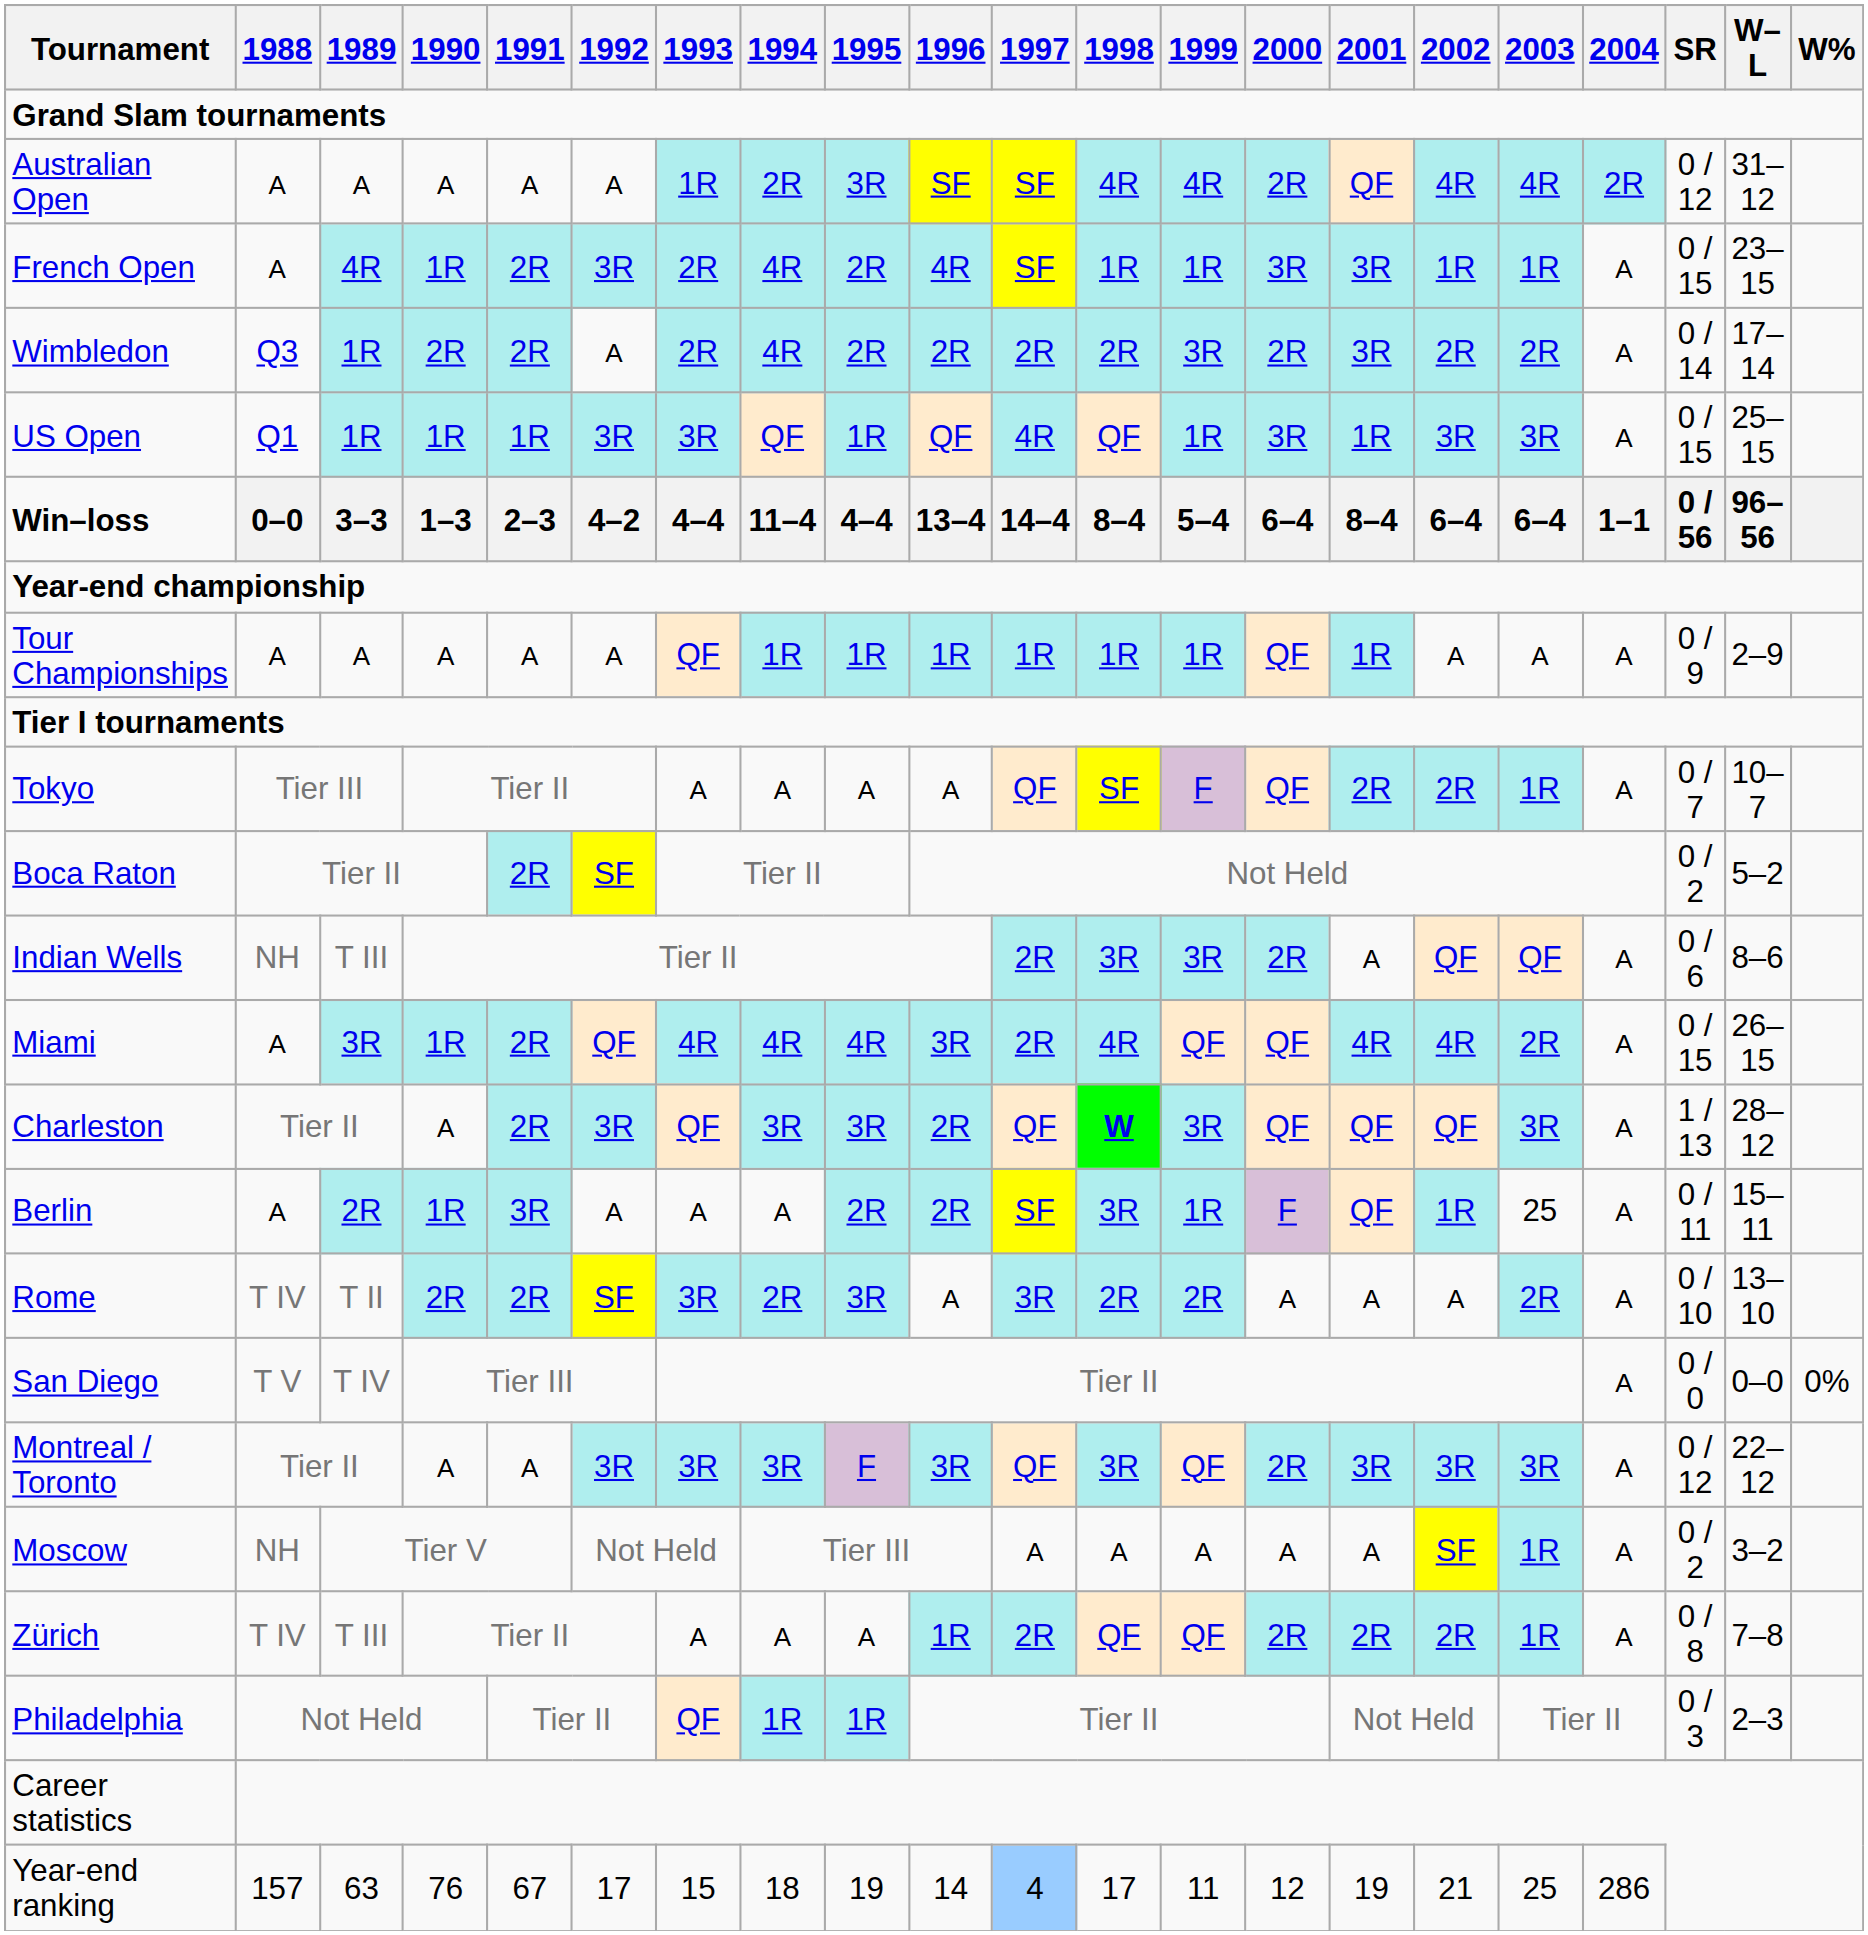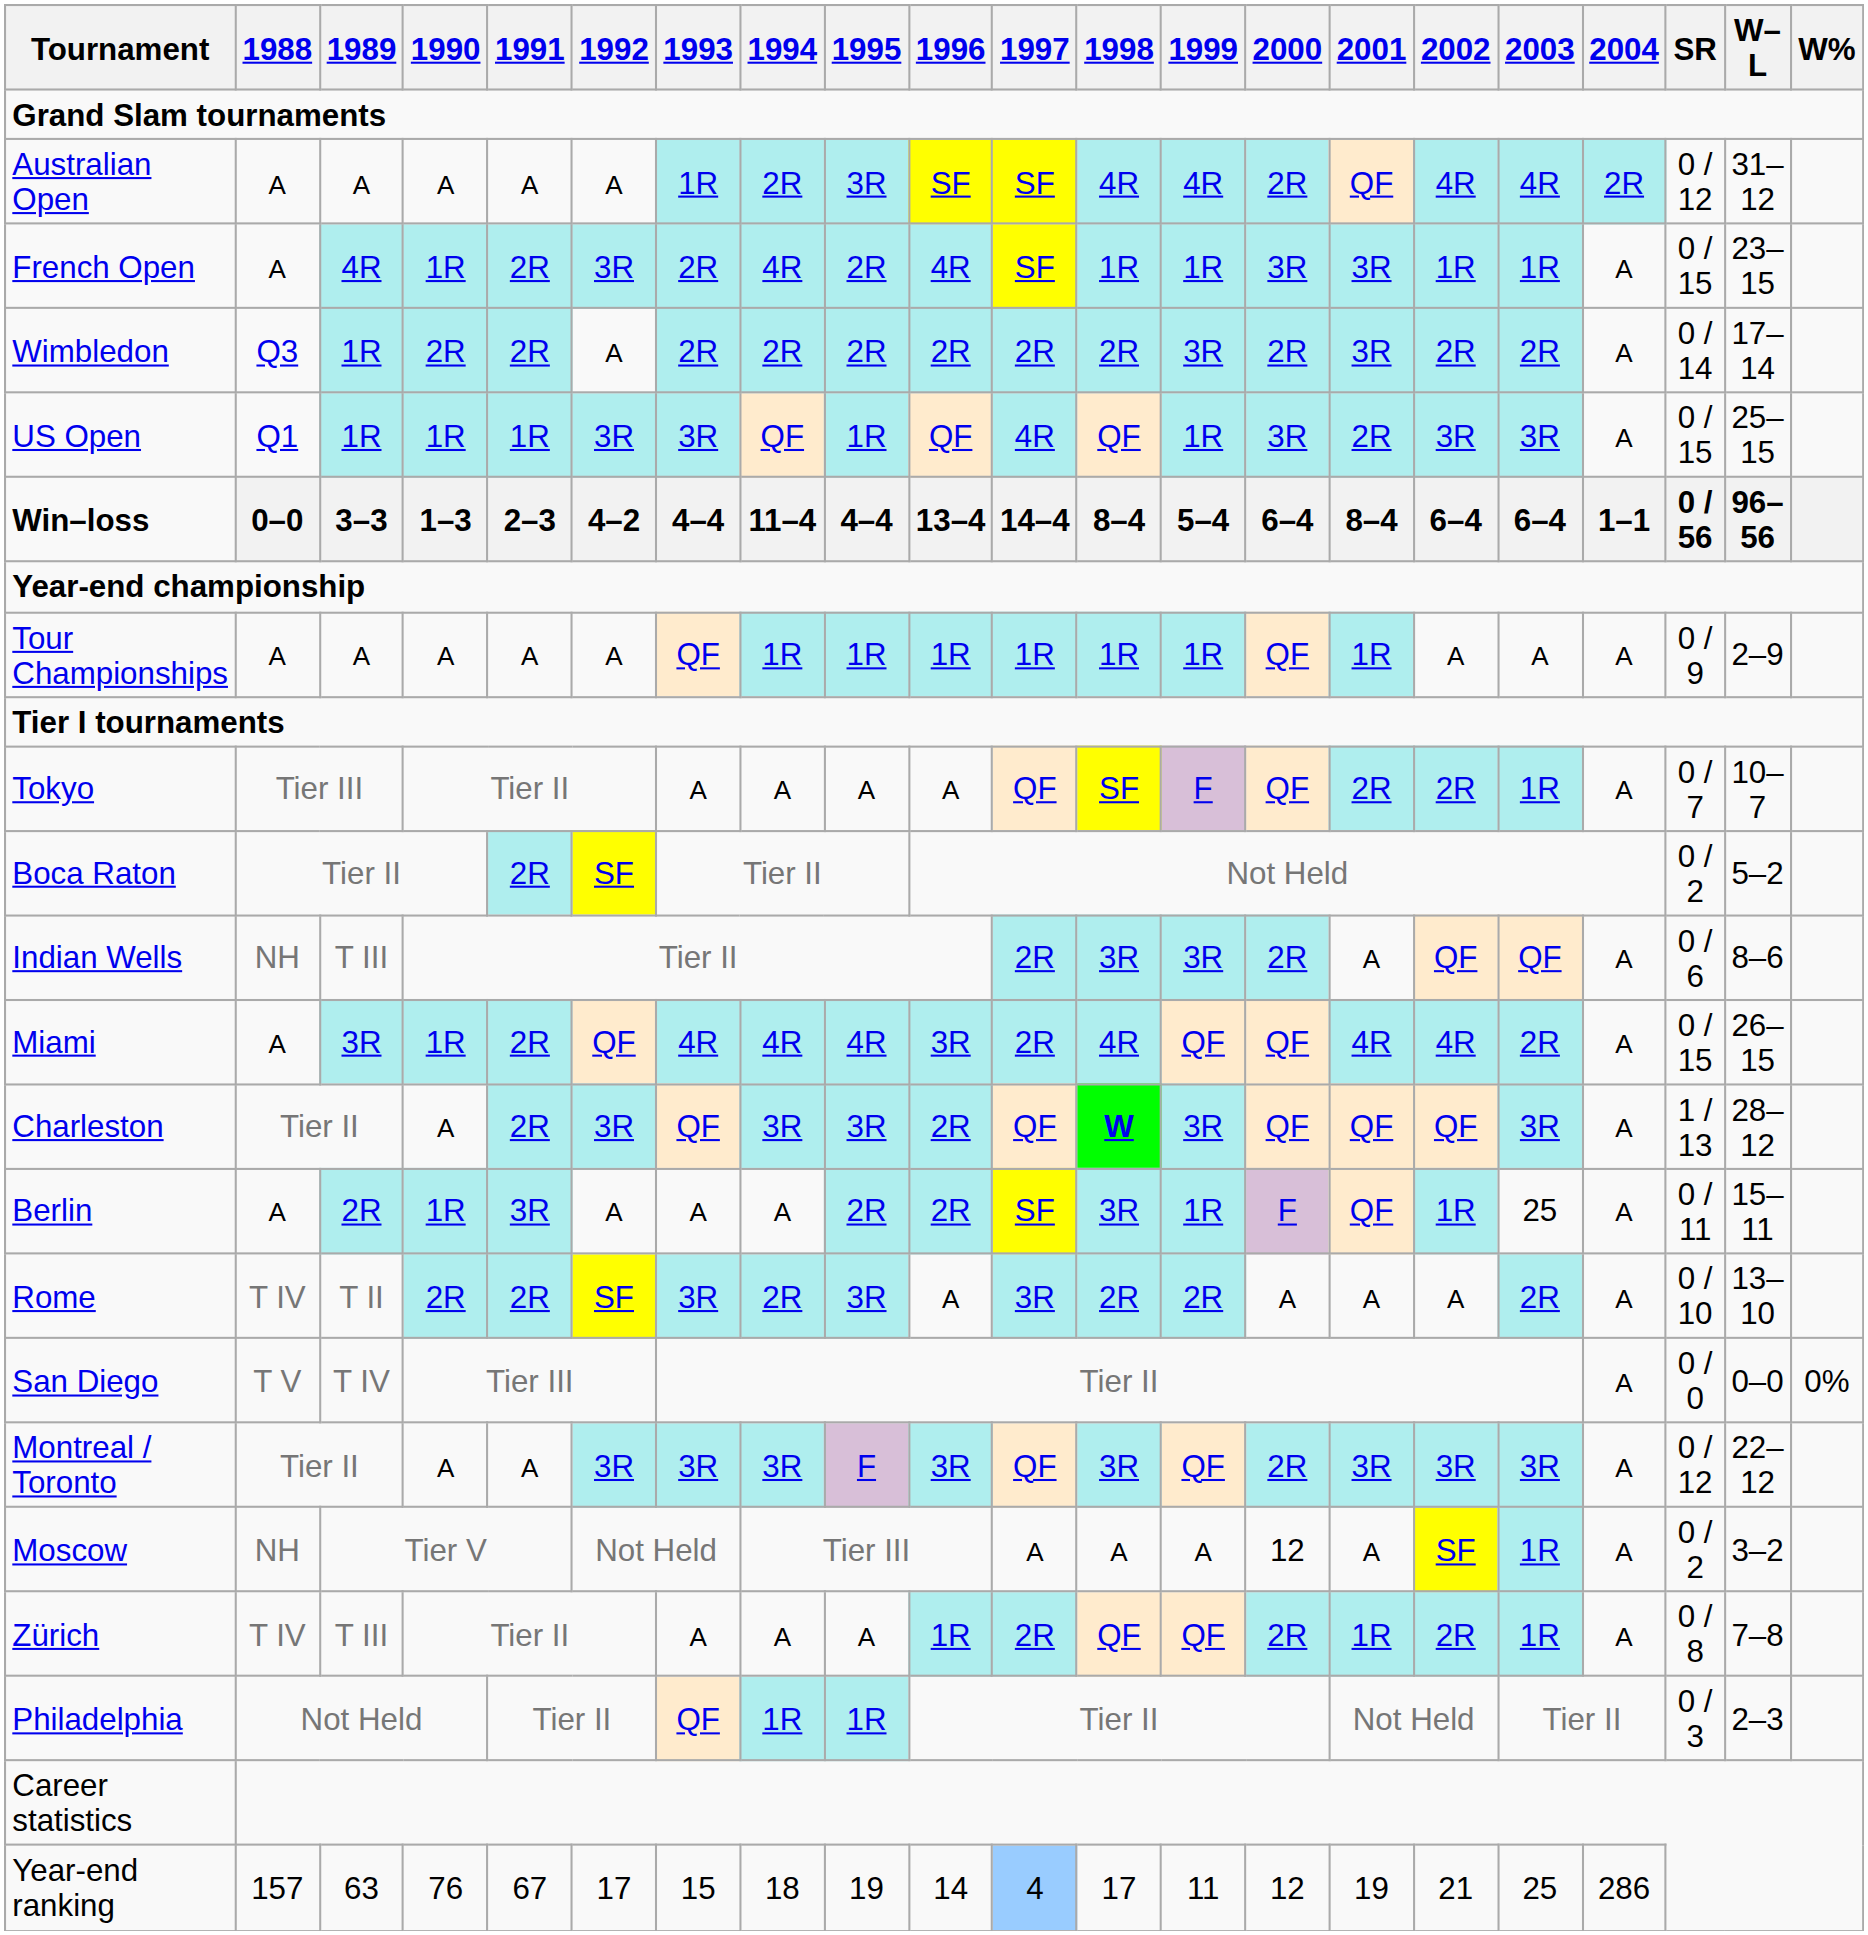(782, 351) 4R -> (782, 351) 2R
(1372, 435) 1R -> (1372, 435) 2R
(1287, 1553) A -> (1287, 1550) 12
(1372, 1634) 2R -> (1372, 1634) 1R
